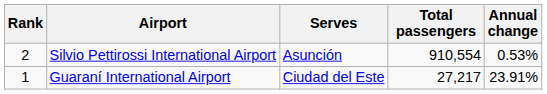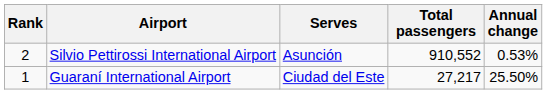(455, 54) 910,554 -> (455, 54) 910,552
(514, 77) 23.91% -> (514, 77) 25.50%
